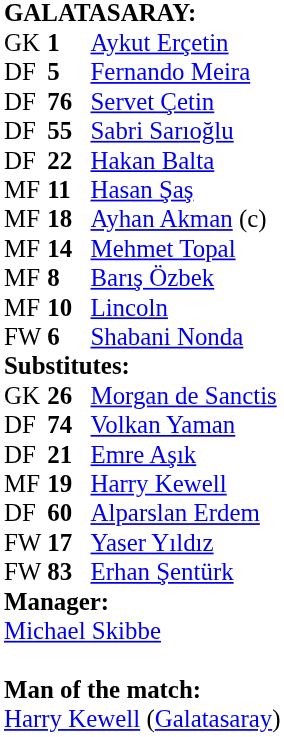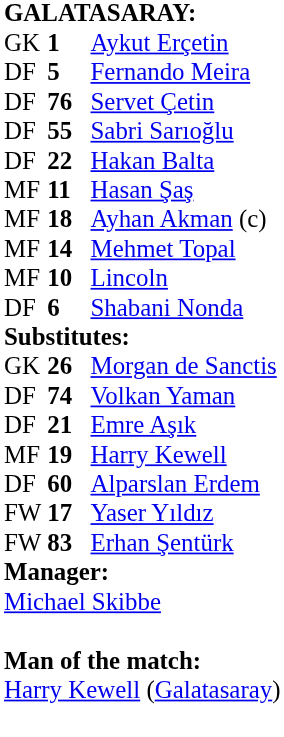- row: (152, 278)
(23, 336) FW -> (20, 307) DF
